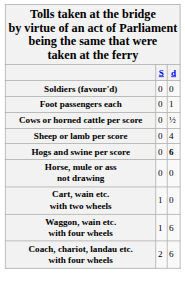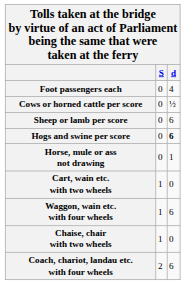- row: (81, 88)
(171, 104) 1 -> (171, 88) 4
(171, 136) 4 -> (171, 120) 6
(171, 173) 0 -> (171, 157) 1
+ row: (81, 239)
